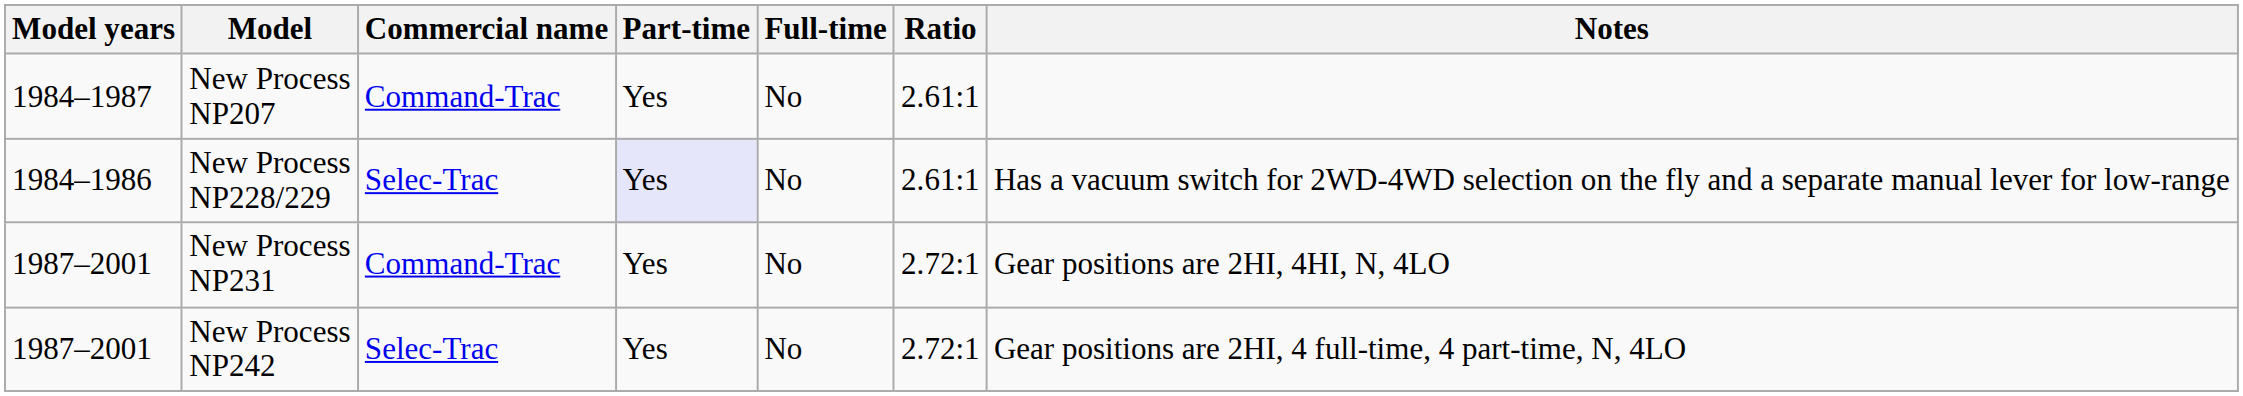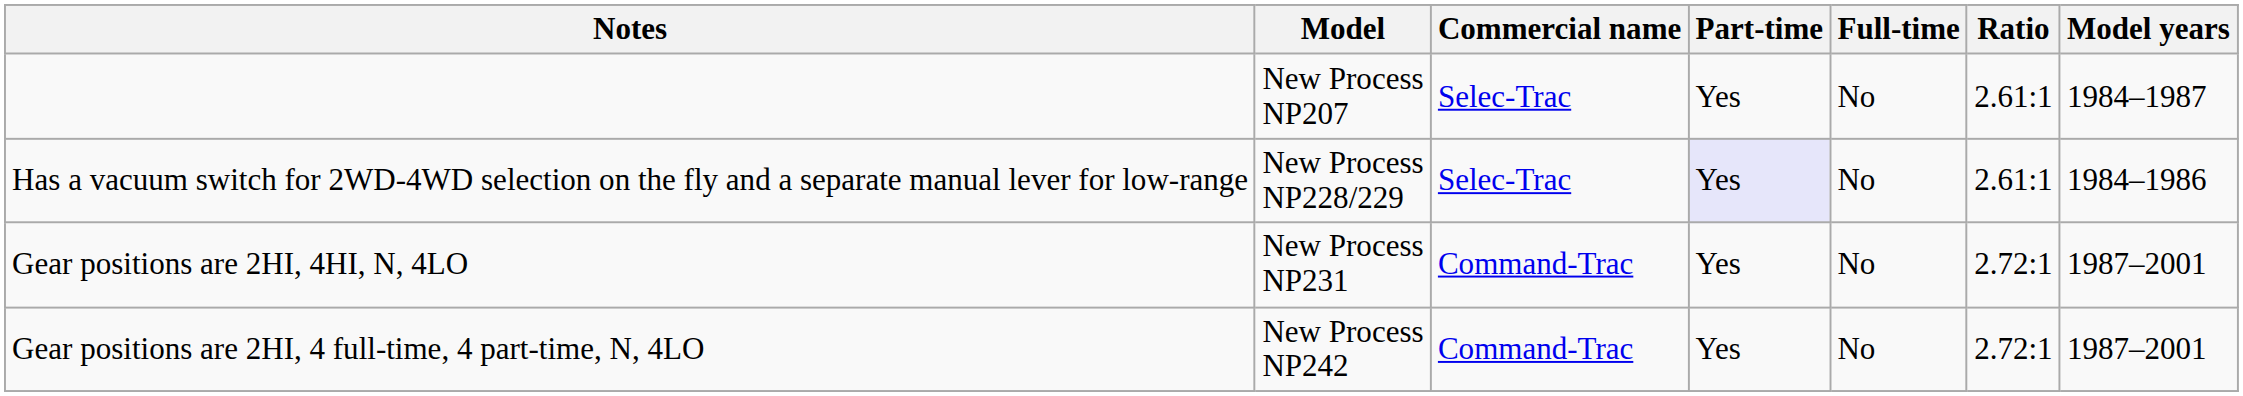columns swapped: (94, 29) <-> (1612, 29)
(463, 95) Command-Trac -> (1505, 95) Selec-Trac
(432, 348) Selec-Trac -> (1536, 348) Command-Trac
